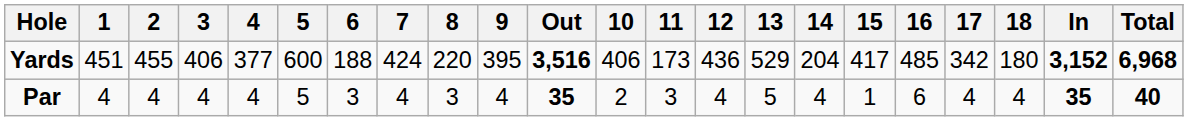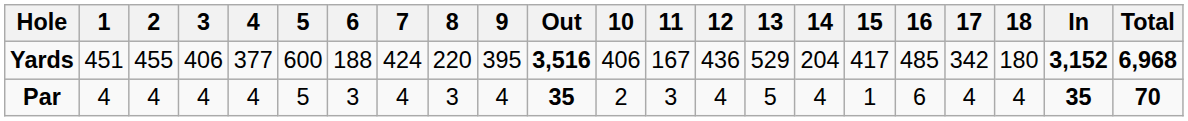(671, 60) 173 -> (671, 60) 167
(1148, 97) 40 -> (1148, 97) 70
